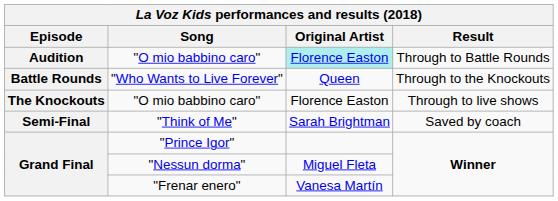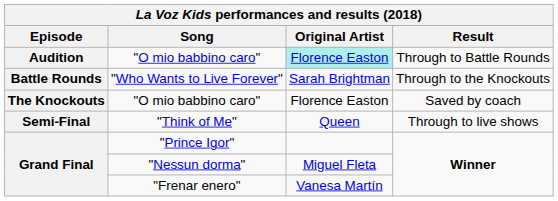(339, 79) Queen -> (339, 79) Sarah Brightman
(473, 100) Through to live shows -> (473, 100) Saved by coach
(339, 121) Sarah Brightman -> (339, 121) Queen
(473, 121) Saved by coach -> (473, 121) Through to live shows
